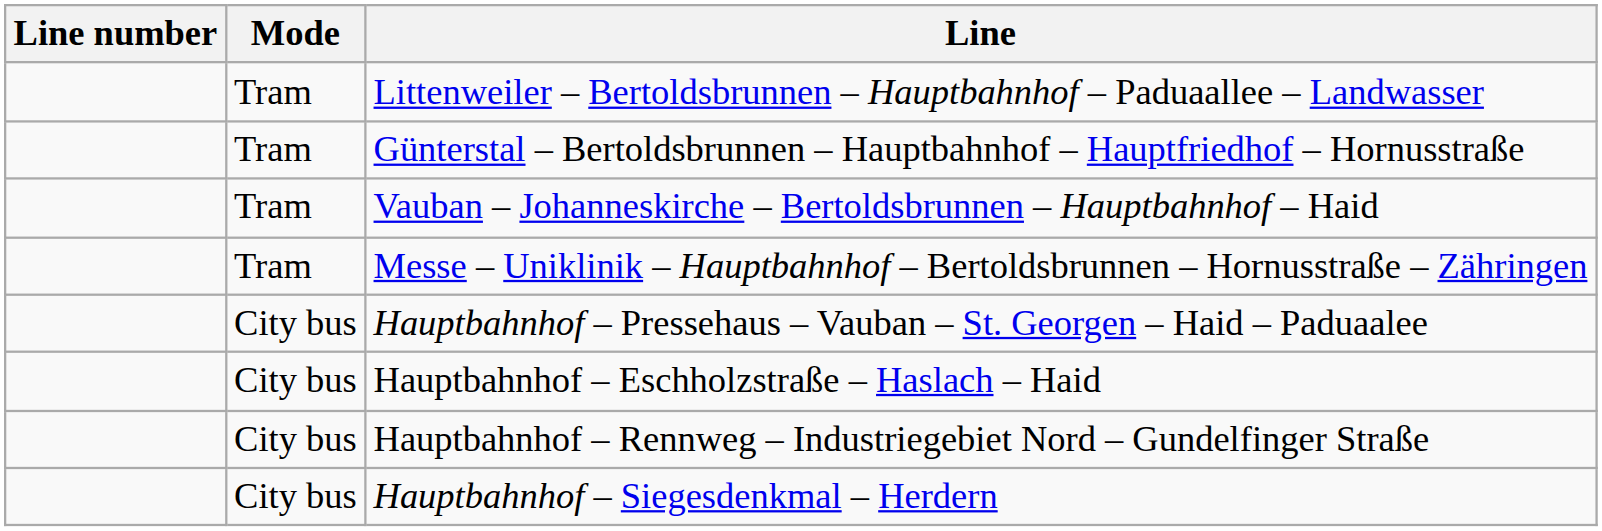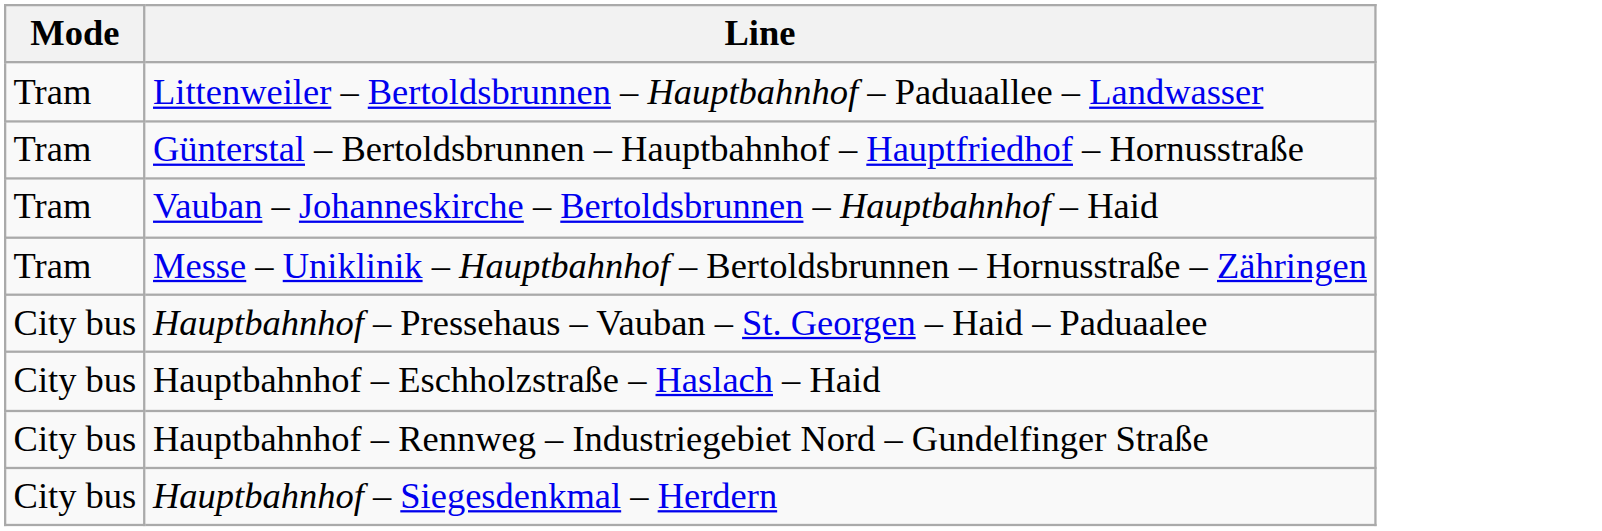- column: (115, 33)
